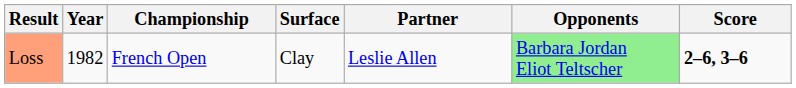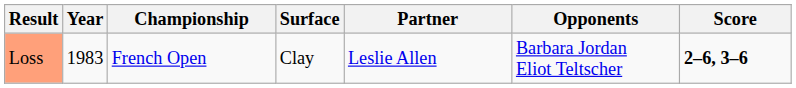(85, 58) 1982 -> (85, 58) 1983
(571, 58) lightgreen background -> (571, 58) no background
